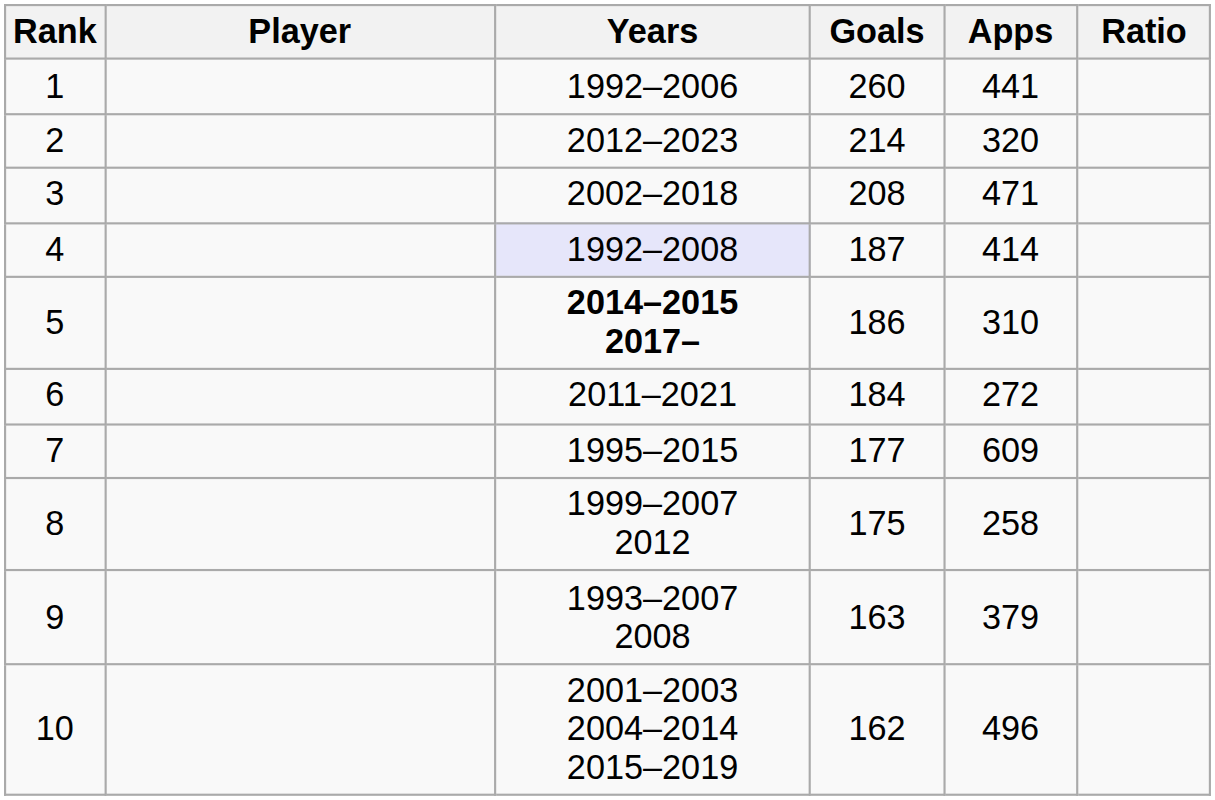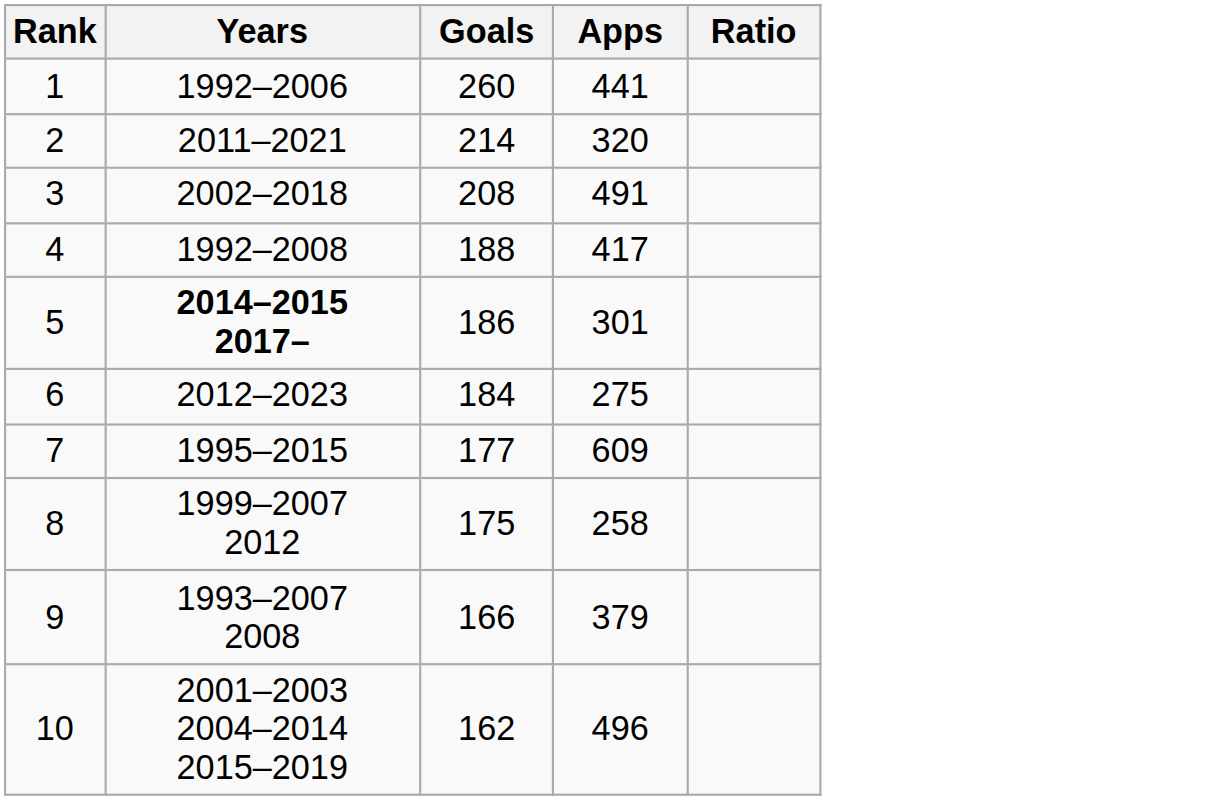- column: (300, 31)
(653, 140) 2012–2023 -> (262, 140) 2011–2021
(1010, 194) 471 -> (620, 194) 491
(653, 248) lavender background -> (262, 248) no background
(877, 248) 187 -> (487, 248) 188
(1010, 248) 414 -> (620, 248) 417
(1010, 322) 310 -> (620, 322) 301
(653, 395) 2011–2021 -> (262, 395) 2012–2023
(1010, 395) 272 -> (620, 395) 275
(877, 616) 163 -> (487, 616) 166
